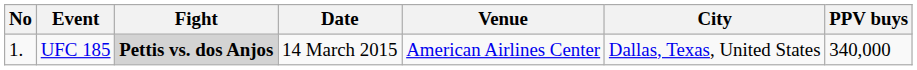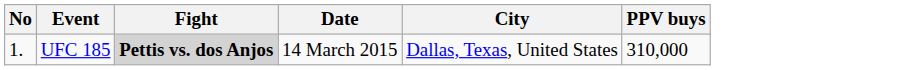- column: (503, 19)
(860, 49) 340,000 -> (657, 49) 310,000
